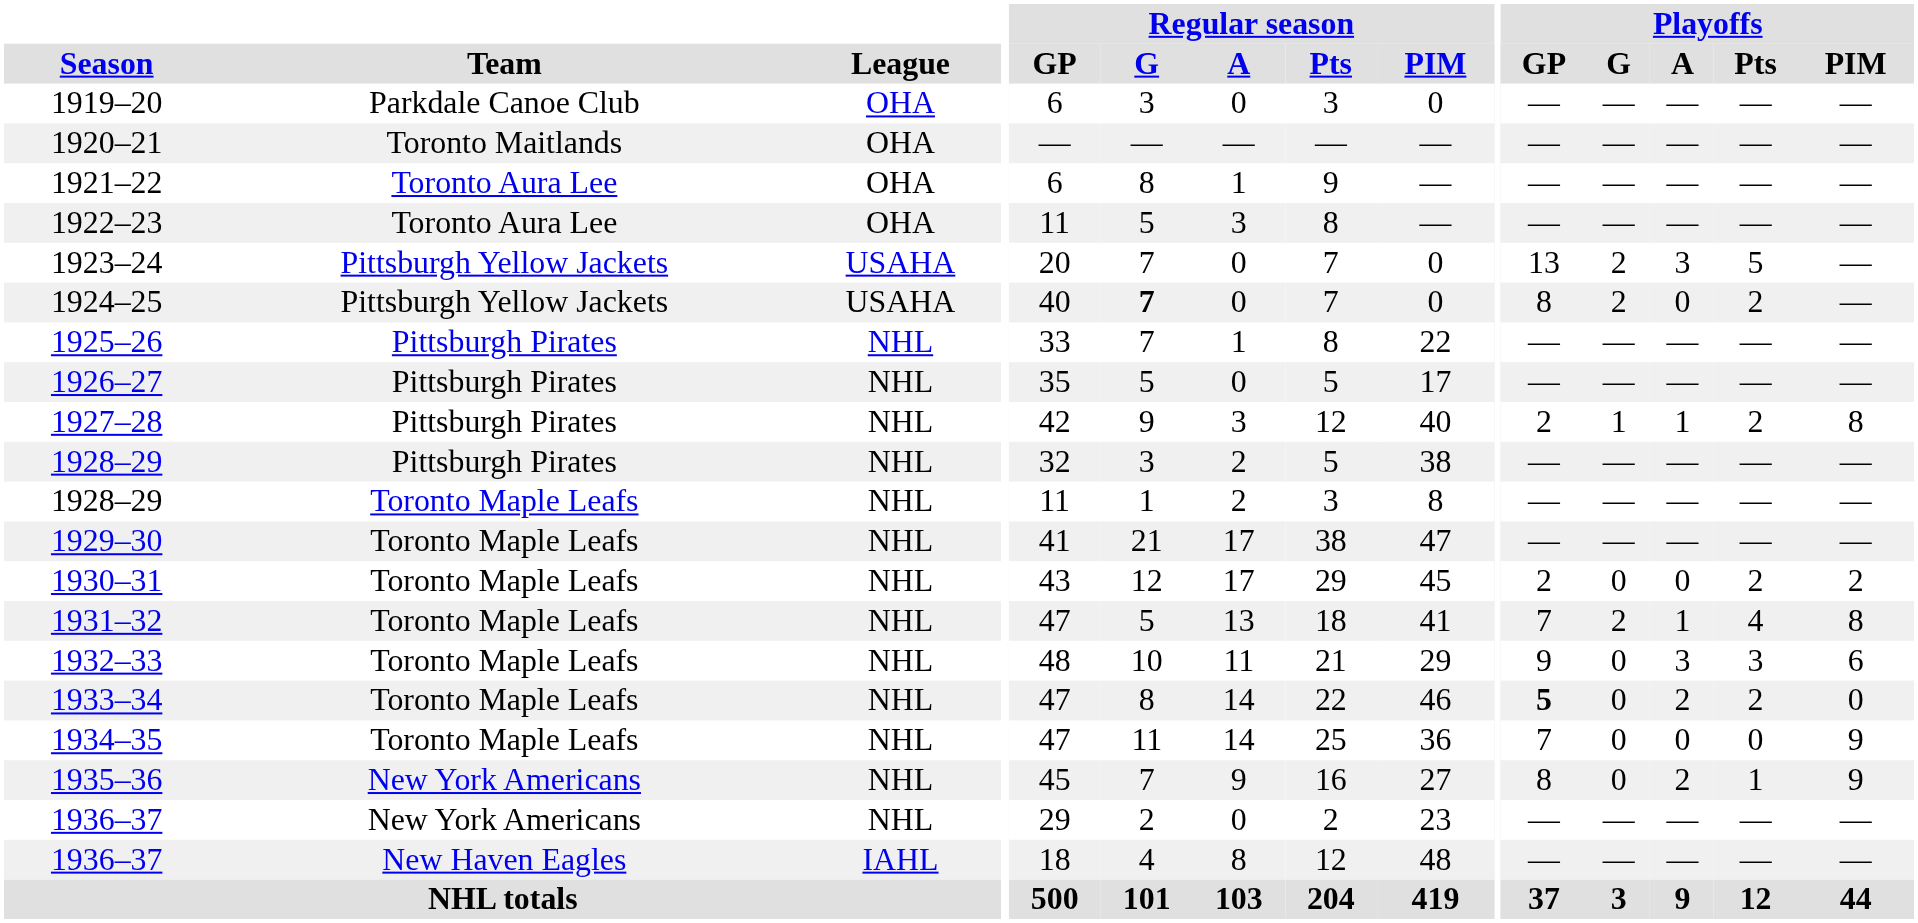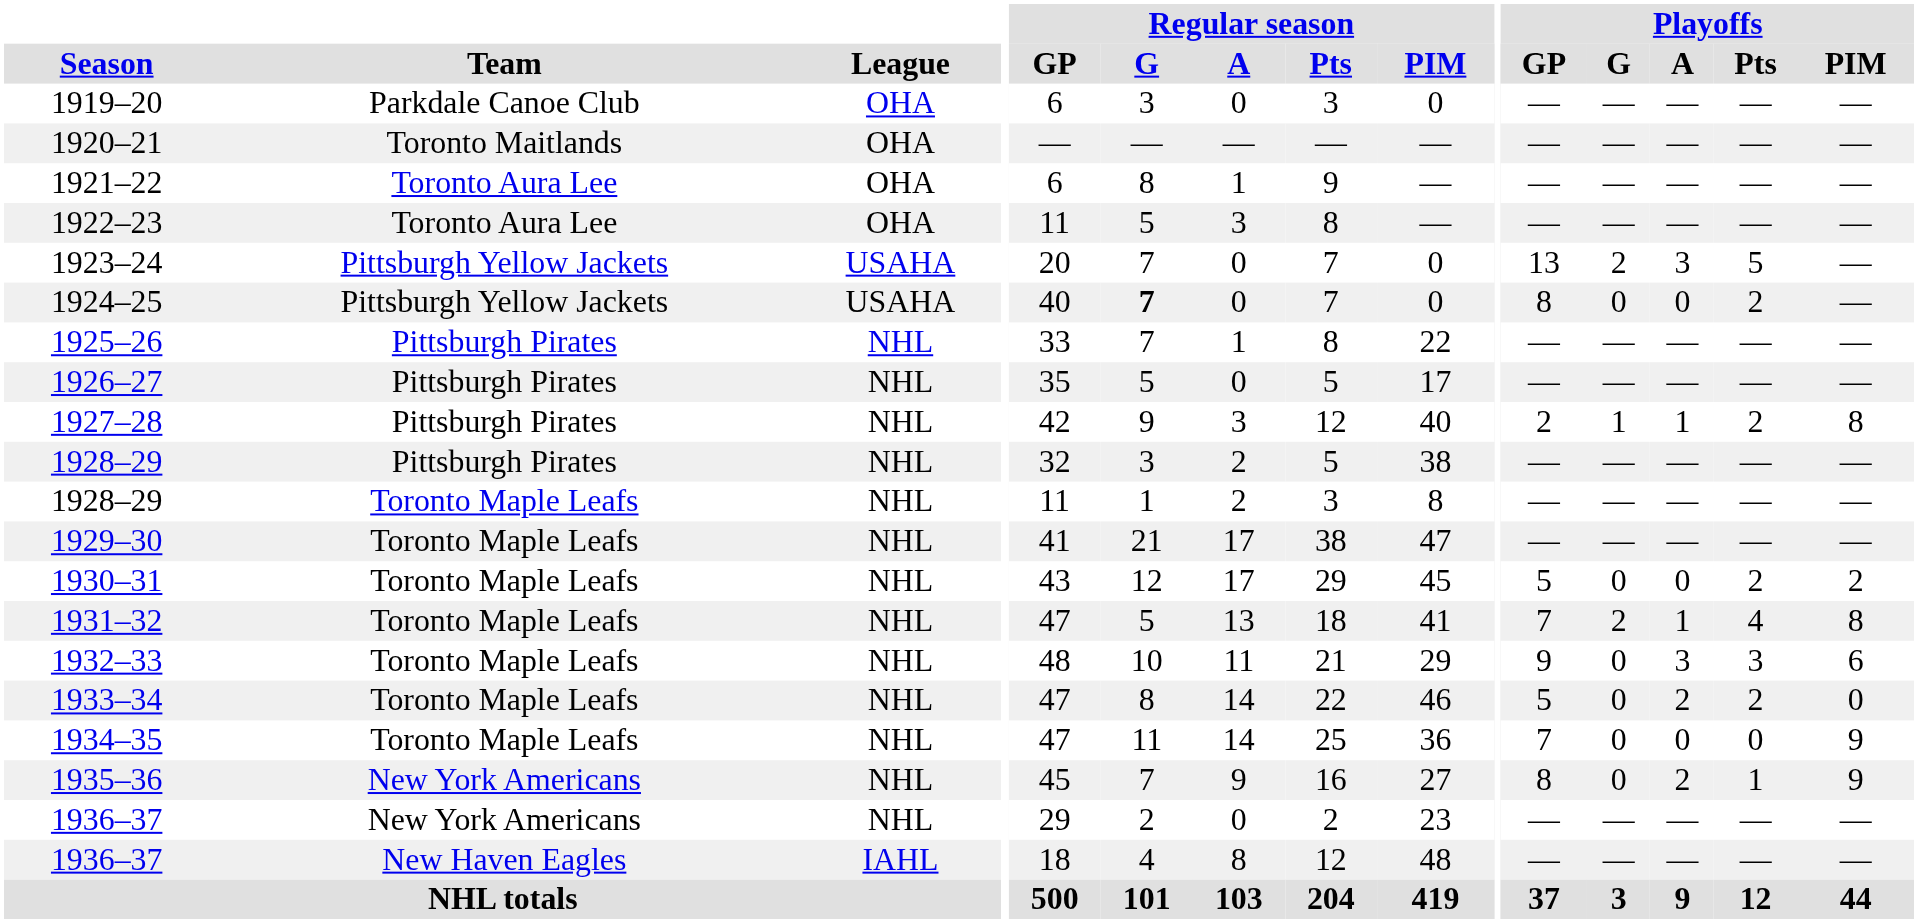(1619, 302) 2 -> (1619, 302) 0
(1544, 580) 2 -> (1544, 580) 5
(1544, 700) bold -> (1544, 700) normal
